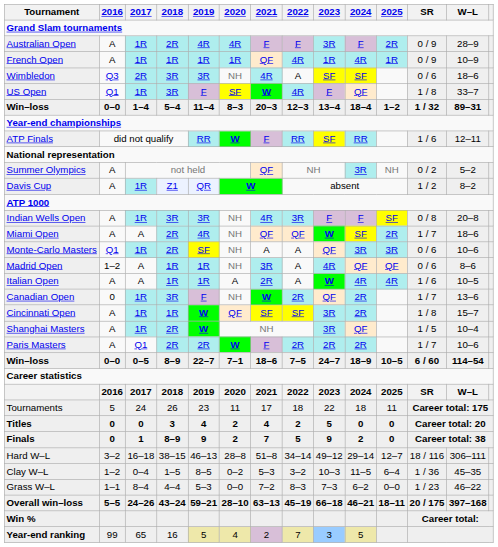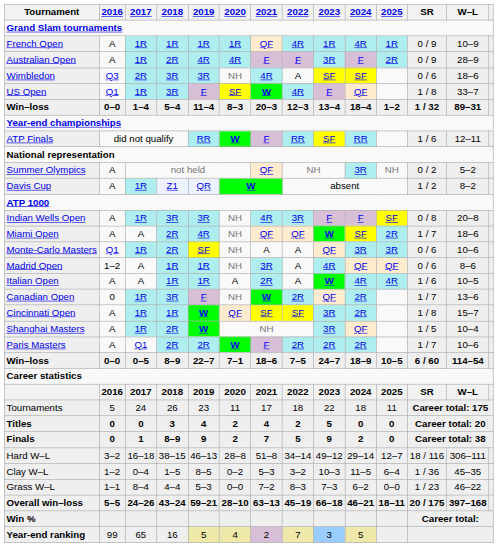rows swapped: (41, 44) <-> (35, 60)
